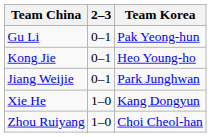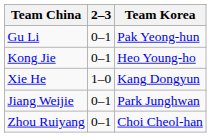rows swapped: (41, 79) <-> (27, 100)
(101, 121) 1–0 -> (101, 121) 0–1
